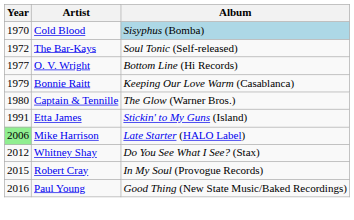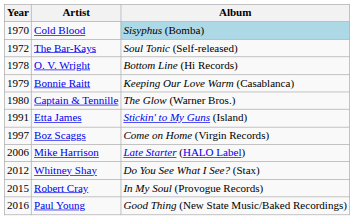(18, 65) 1977 -> (18, 65) 1978
+ row: (60, 135)
(18, 135) lightgreen background -> (18, 153) no background
